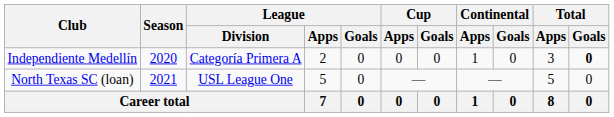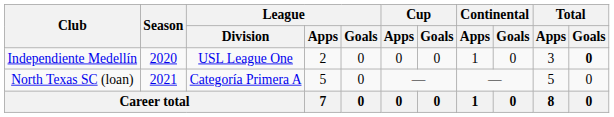(246, 58) Categoría Primera A -> (246, 58) USL League One
(246, 79) USL League One -> (246, 79) Categoría Primera A
